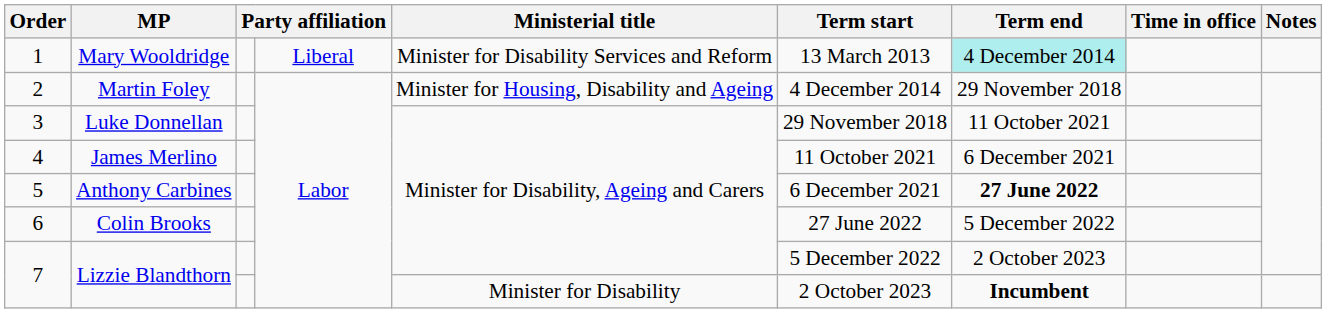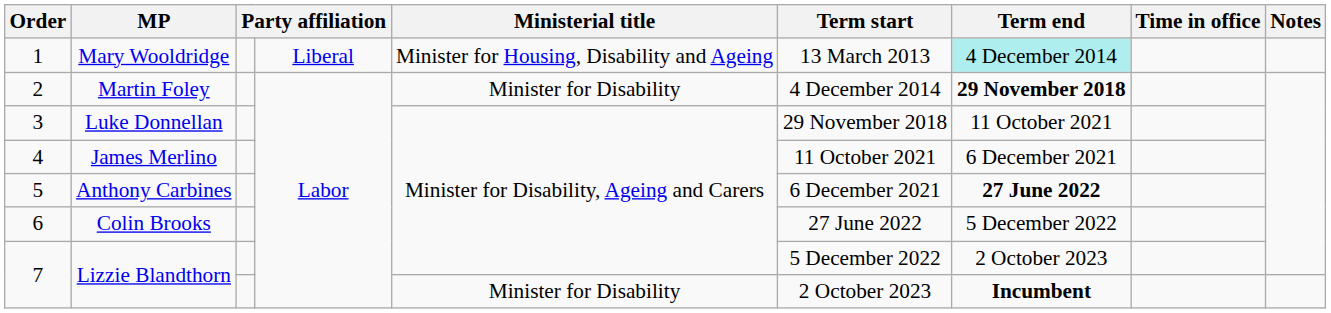(585, 55) Minister for Disability Services and Reform -> (585, 55) Minister for Housing, Disability and Ageing
(585, 88) Minister for Housing, Disability and Ageing -> (585, 88) Minister for Disability
(1039, 88) normal -> (1041, 88) bold
